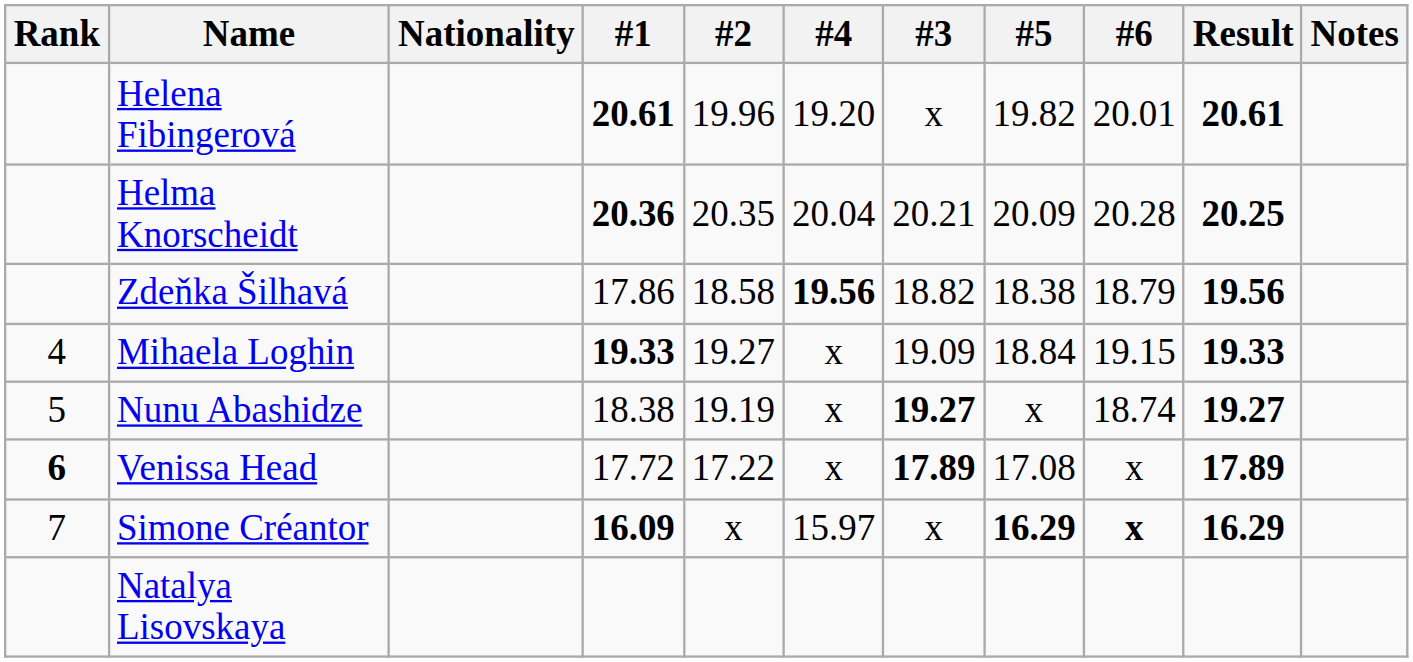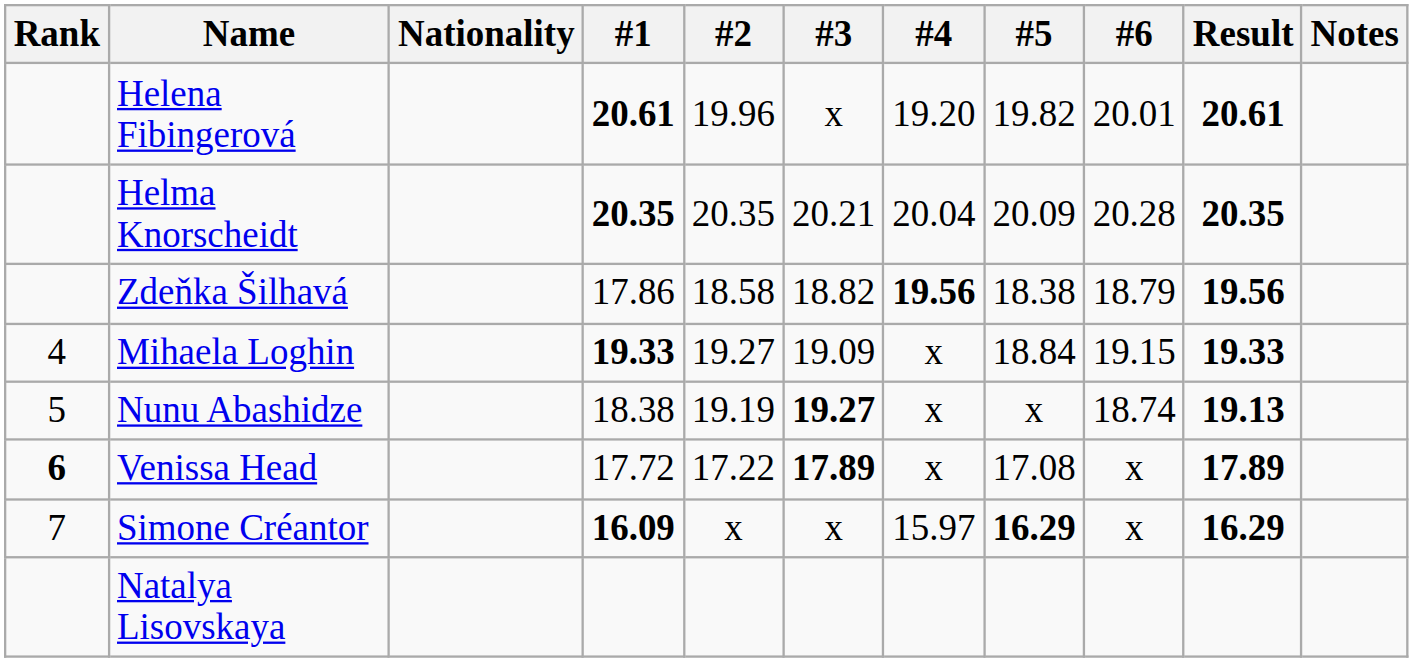columns swapped: (934, 33) <-> (834, 33)
(633, 213) 20.36 -> (633, 213) 20.35
(1243, 213) 20.25 -> (1243, 213) 20.35
(1243, 410) 19.27 -> (1243, 410) 19.13
(1134, 527) bold -> (1134, 527) normal
